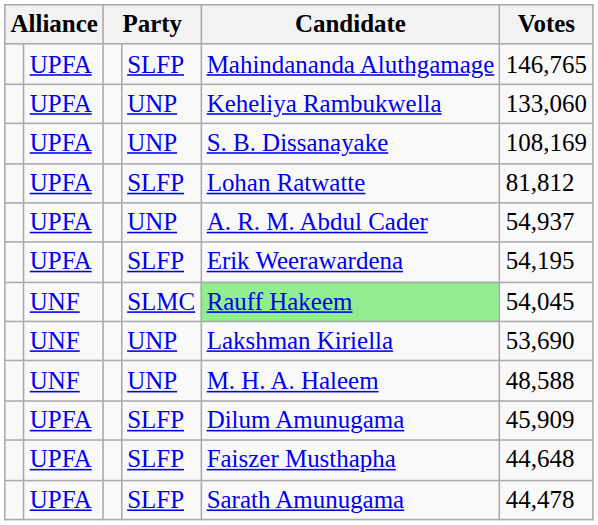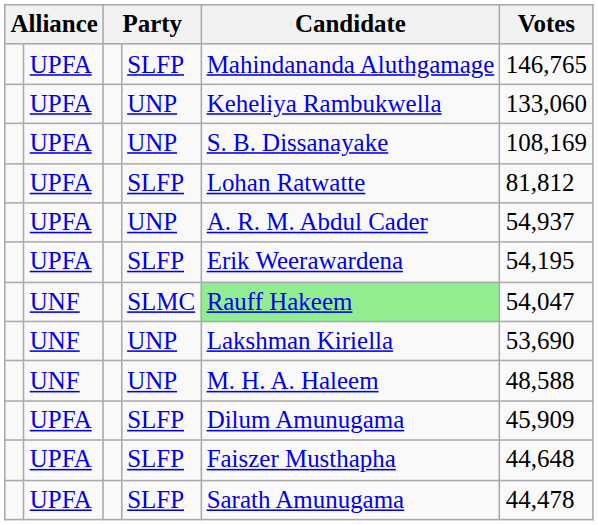(540, 301) 54,045 -> (540, 301) 54,047
